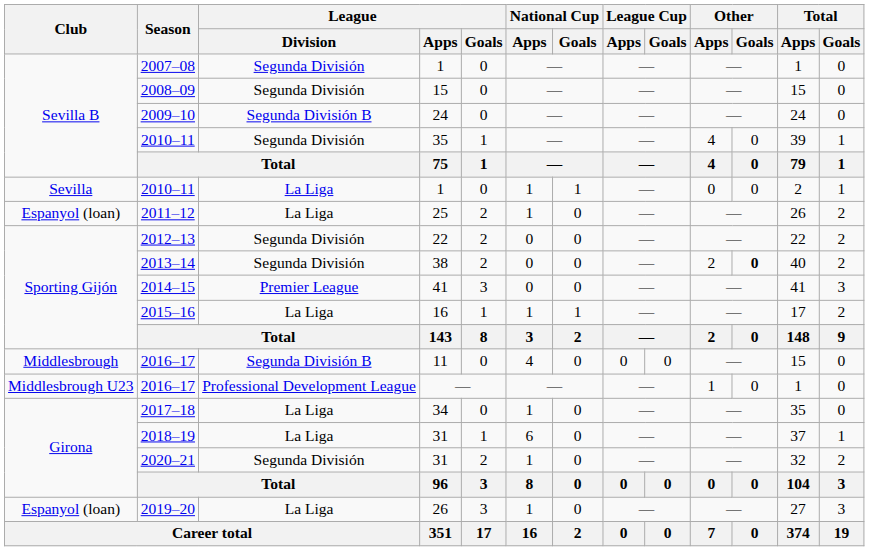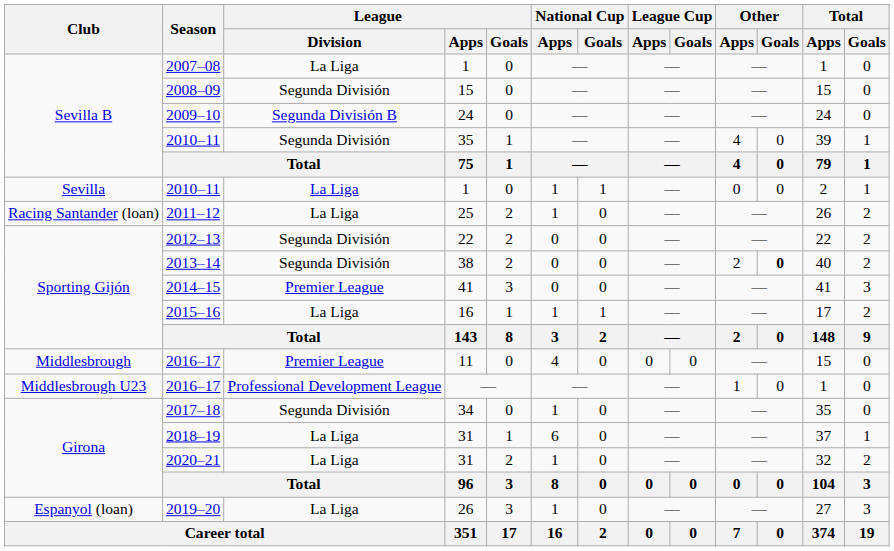(309, 66) Segunda División -> (334, 66) La Liga
(71, 213) Espanyol (loan) -> (83, 213) Racing Santander (loan)
(309, 361) Segunda División B -> (334, 361) Premier League
(309, 410) La Liga -> (334, 410) Segunda División
(309, 459) Segunda División -> (334, 459) La Liga
